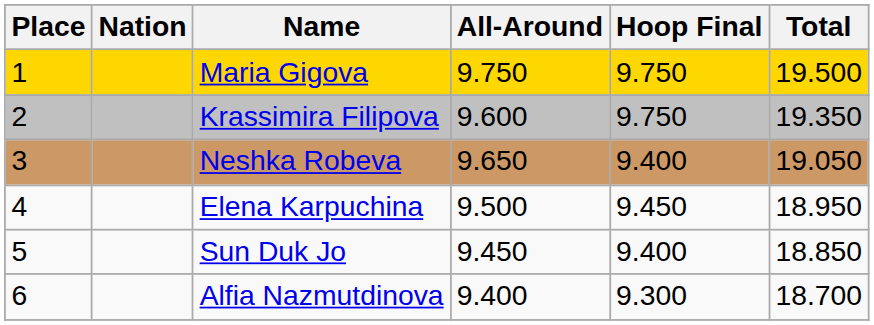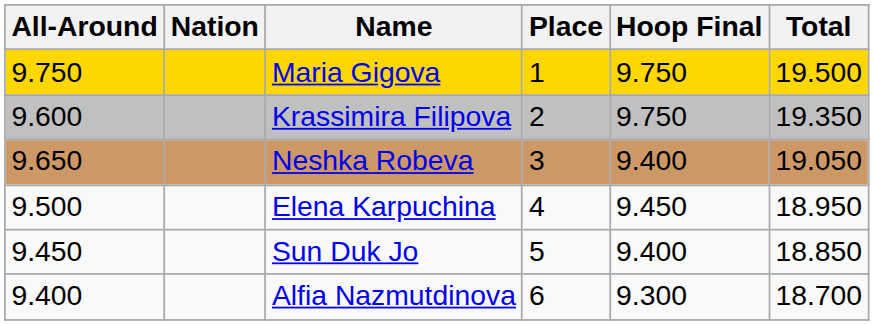columns swapped: (48, 26) <-> (530, 26)
